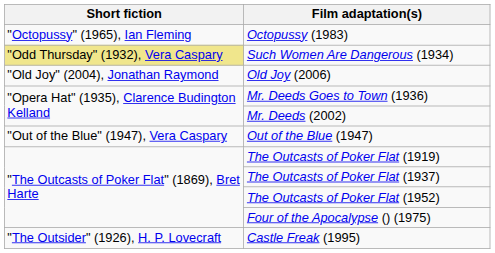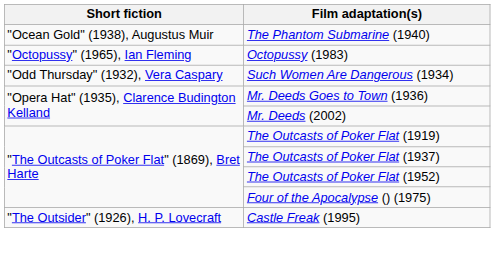+ row: (338, 34)
(115, 55) khaki background -> (115, 75) no background
- row: (289, 75)
- row: (310, 136)
